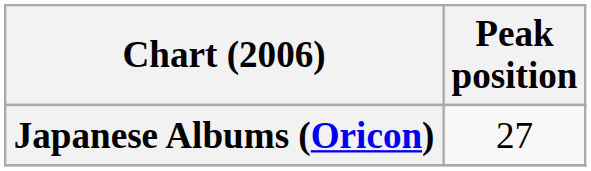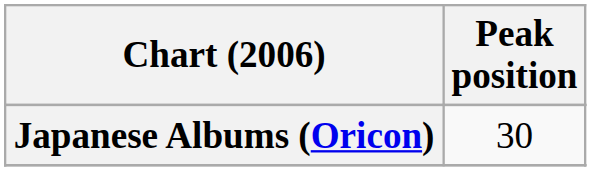(515, 134) 27 -> (515, 134) 30
